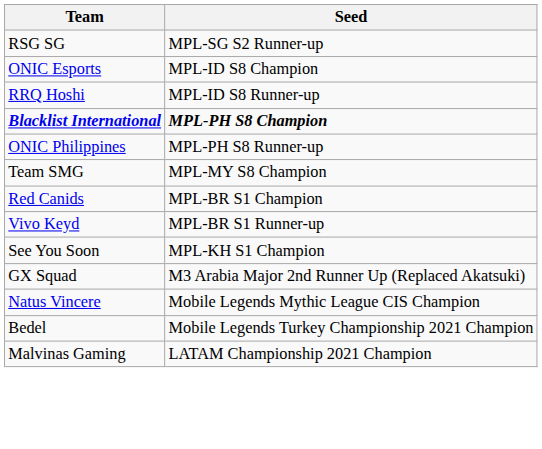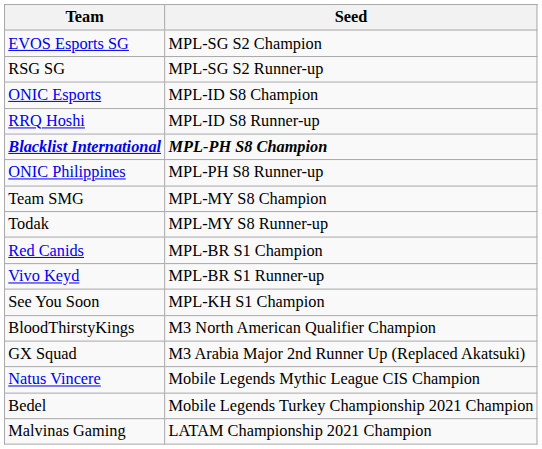+ row: (69, 43)
+ row: (29, 224)
+ row: (71, 328)
